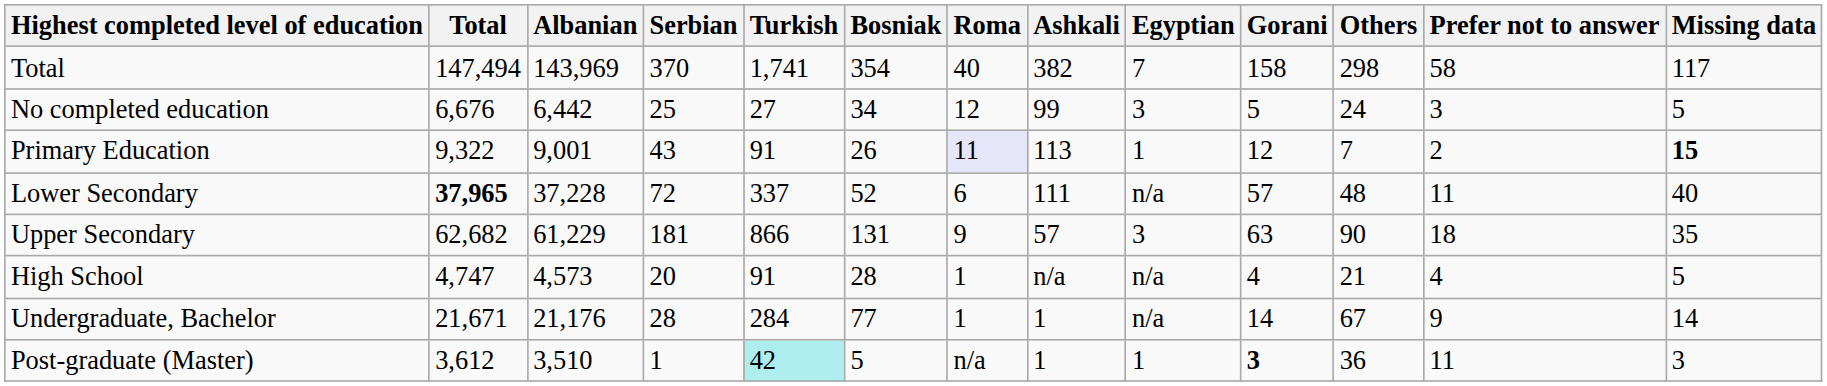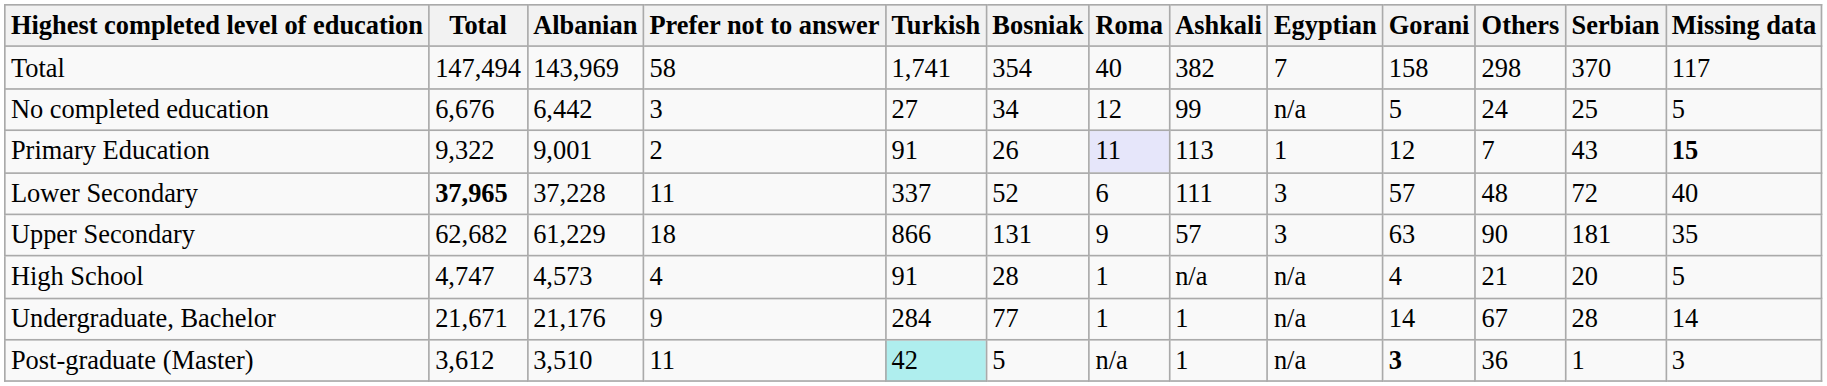columns swapped: (693, 25) <-> (1545, 25)
(1139, 109) 3 -> (1290, 109) n/a
(1148, 192) n/a -> (1280, 192) 3
(1139, 360) 1 -> (1290, 360) n/a
